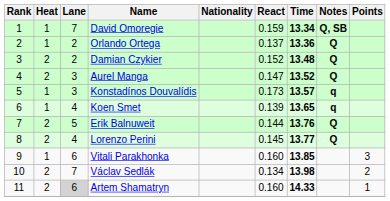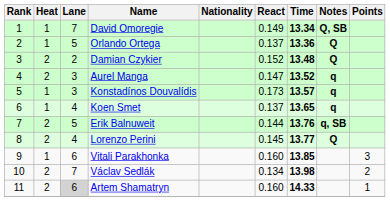(271, 28) 0.159 -> (271, 28) 0.149
(74, 44) 2 -> (74, 44) 5
(333, 76) Q -> (333, 76) q
(271, 108) 0.139 -> (271, 108) 0.137
(333, 124) Q -> (333, 124) q, SB
